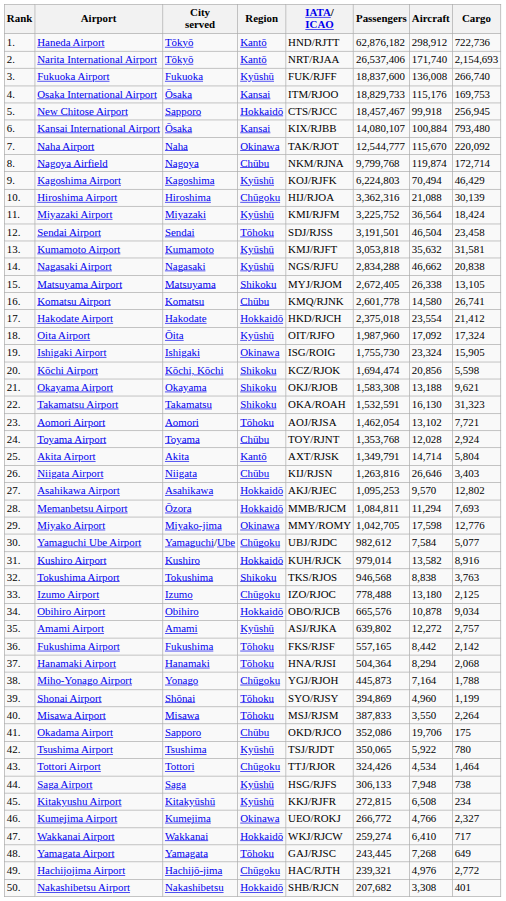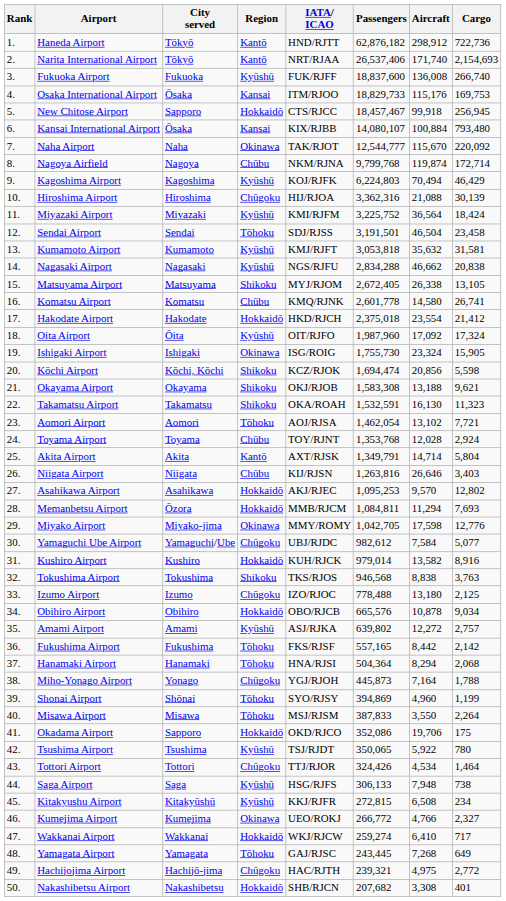(470, 404) 31,323 -> (469, 404) 11,323
(255, 732) Chūbu -> (262, 732) Hokkaidō
(424, 870) 4,976 -> (424, 870) 4,975
